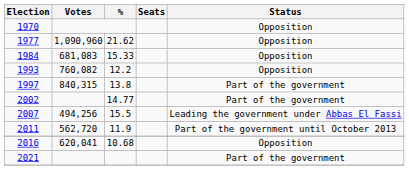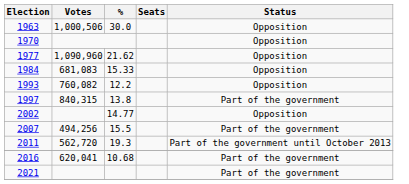+ row: (28, 26)
(286, 99) Part of the government -> (280, 114) Opposition
(286, 114) Leading the government under Abbas El Fassi -> (280, 129) Part of the government
(120, 129) 11.9 -> (120, 143) 19.3
(286, 143) Opposition -> (280, 158) Part of the government
